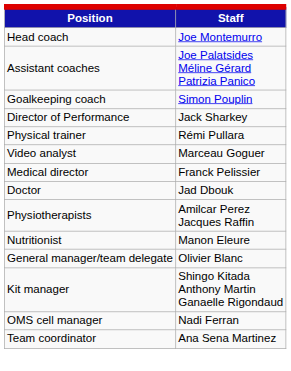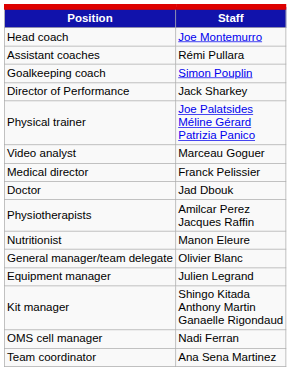(217, 68) Joe Palatsides Méline Gérard Patrizia Panico -> (211, 55) Rémi Pullara
(211, 135) Rémi Pullara -> (217, 122) Joe Palatsides Méline Gérard Patrizia Panico
+ row: (59, 276)
